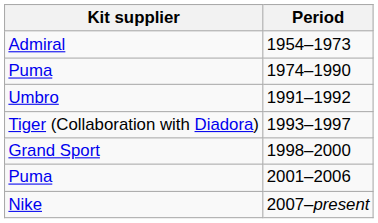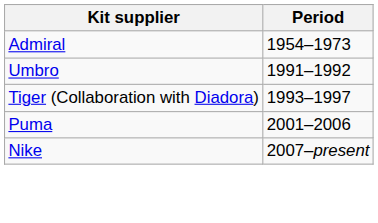- row: (309, 71)
- row: (309, 151)
